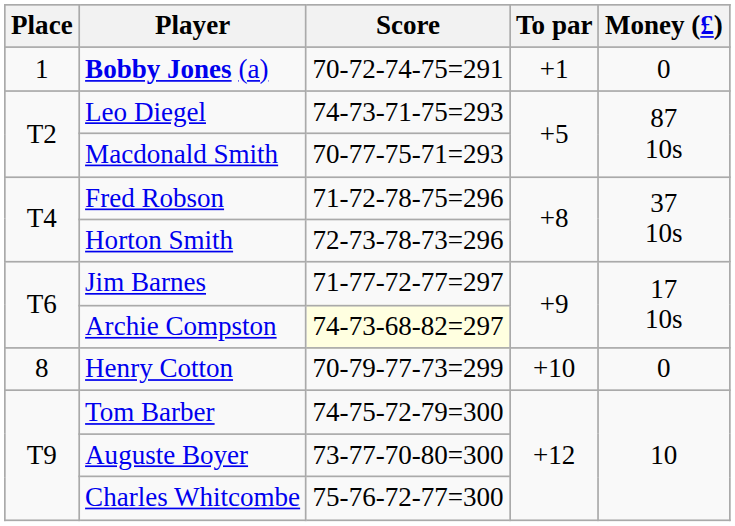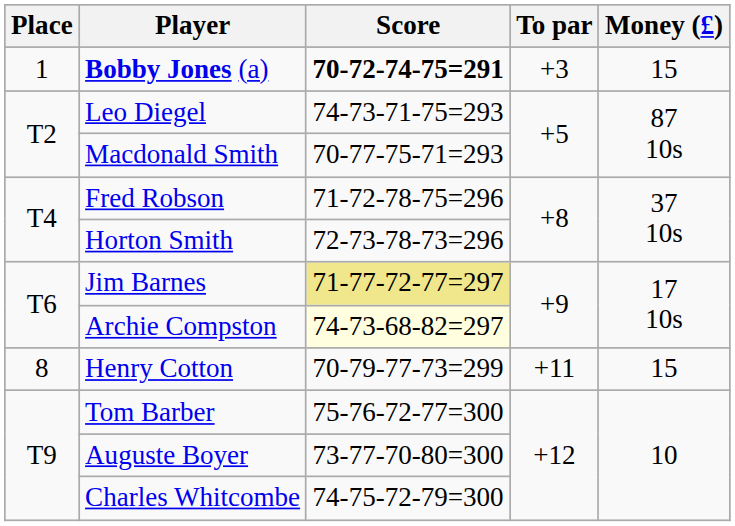(408, 68) normal -> (408, 68) bold
(554, 68) +1 -> (554, 68) +3
(664, 68) 0 -> (664, 68) 15
(408, 283) no background -> (408, 283) khaki background
(554, 369) +10 -> (554, 369) +11
(664, 369) 0 -> (664, 369) 15
(408, 411) 74-75-72-79=300 -> (408, 411) 75-76-72-77=300
(408, 497) 75-76-72-77=300 -> (408, 497) 74-75-72-79=300
